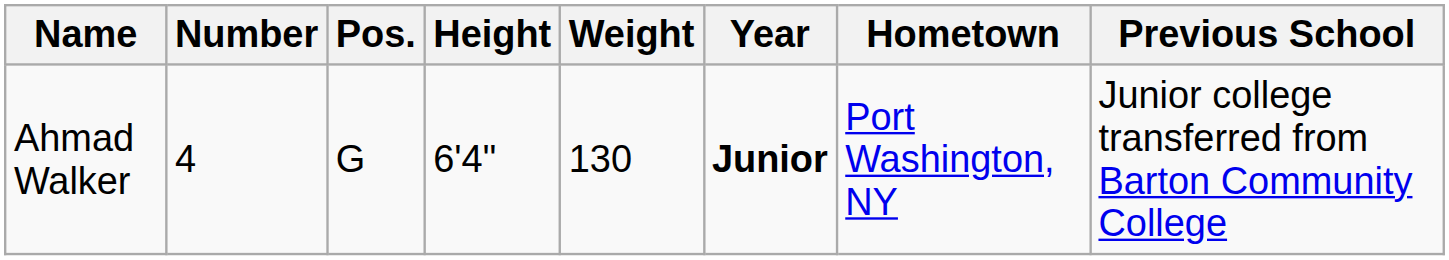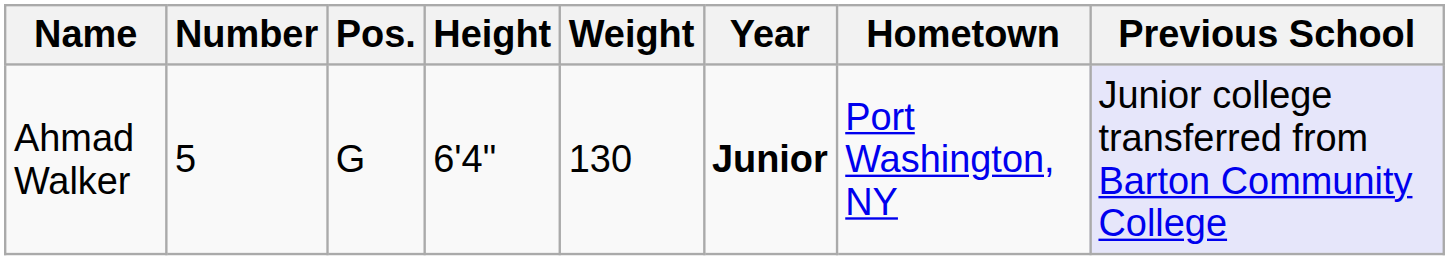(185, 158) 4 -> (185, 158) 5
(1255, 158) no background -> (1255, 158) lavender background
